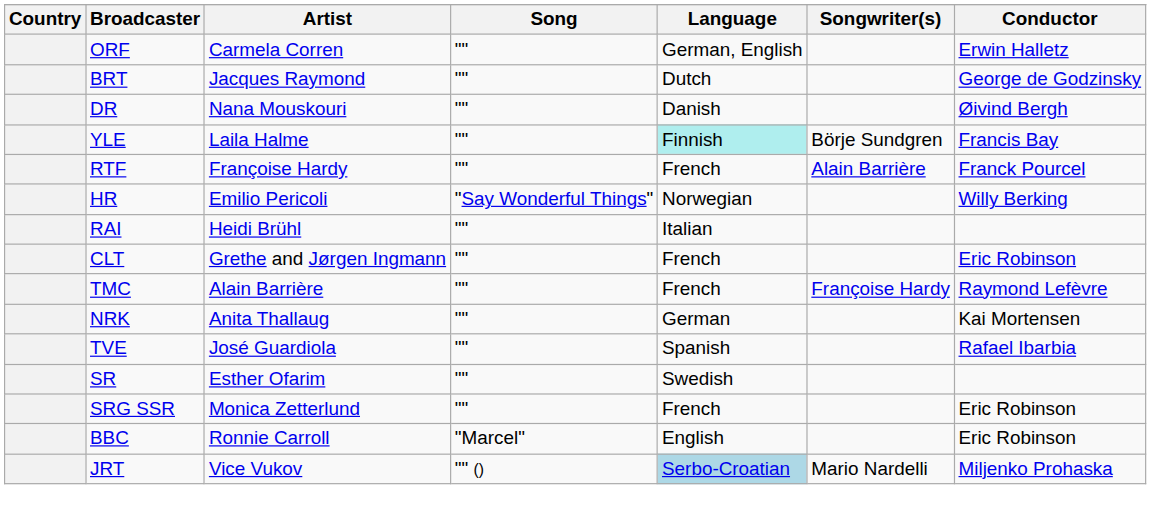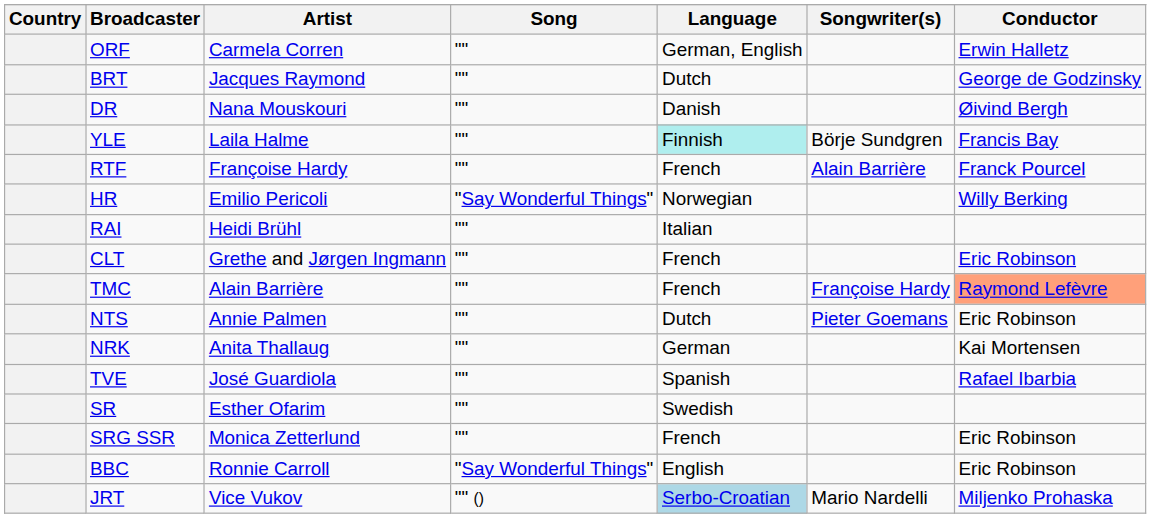(1033, 288) no background -> (1033, 288) lightsalmon background
+ row: (109, 318)
(490, 438) "Marcel" -> (554, 468) "Say Wonderful Things"
